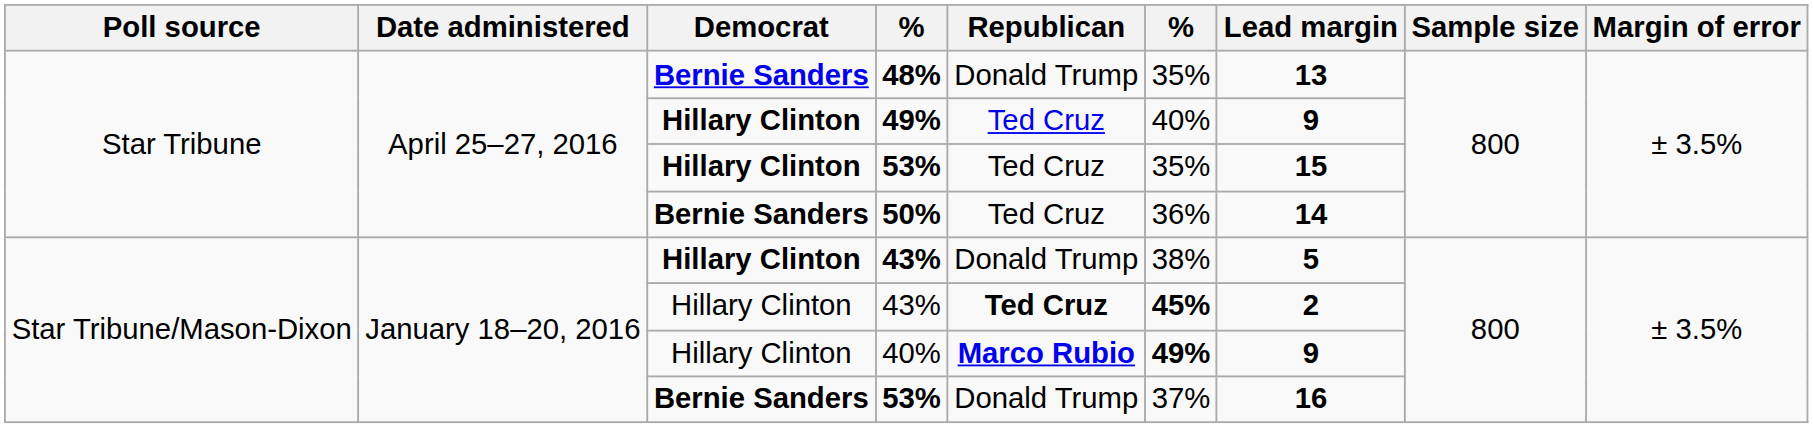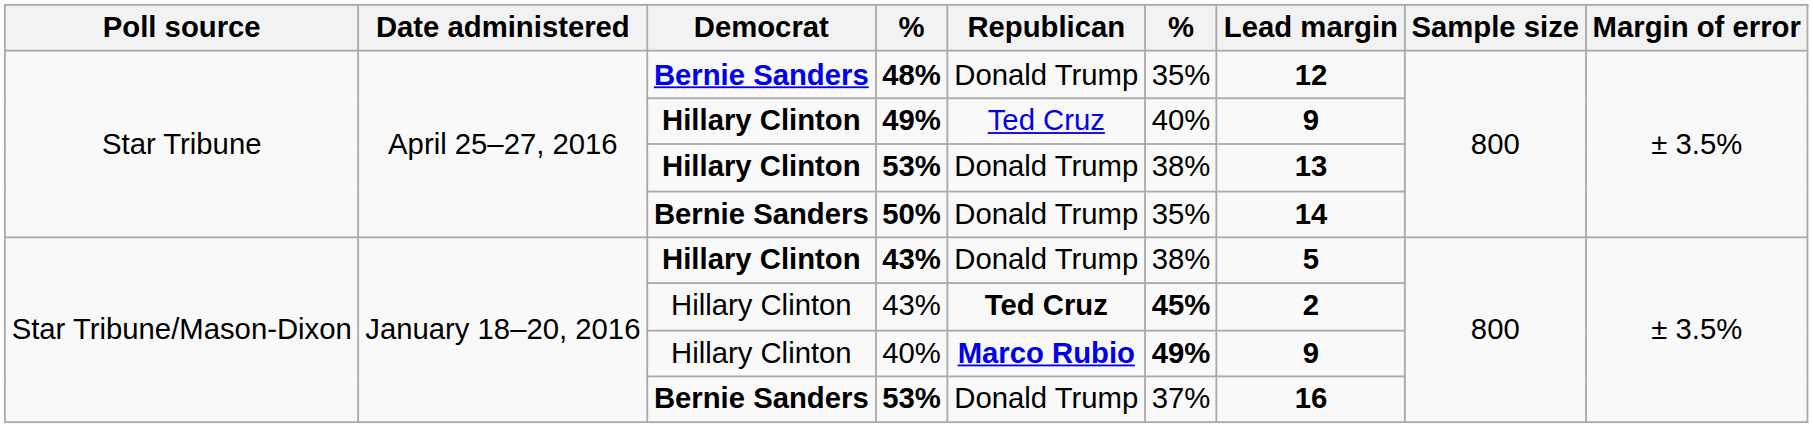(1311, 74) 13 -> (1311, 74) 12
(1046, 167) Ted Cruz -> (1046, 167) Donald Trump
(1181, 167) 35% -> (1181, 167) 38%
(1311, 167) 15 -> (1311, 167) 13
(1046, 213) Ted Cruz -> (1046, 213) Donald Trump
(1181, 213) 36% -> (1181, 213) 35%
